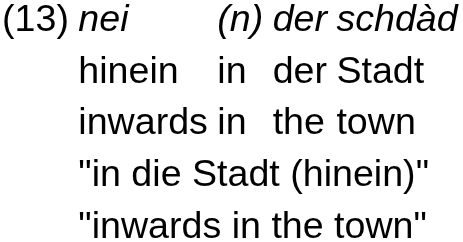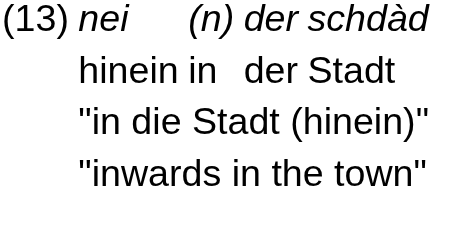- row: (143, 121)
